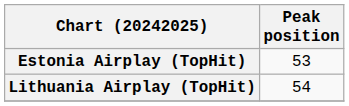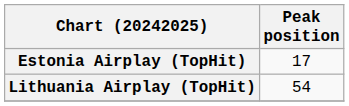(301, 62) 53 -> (301, 62) 17
